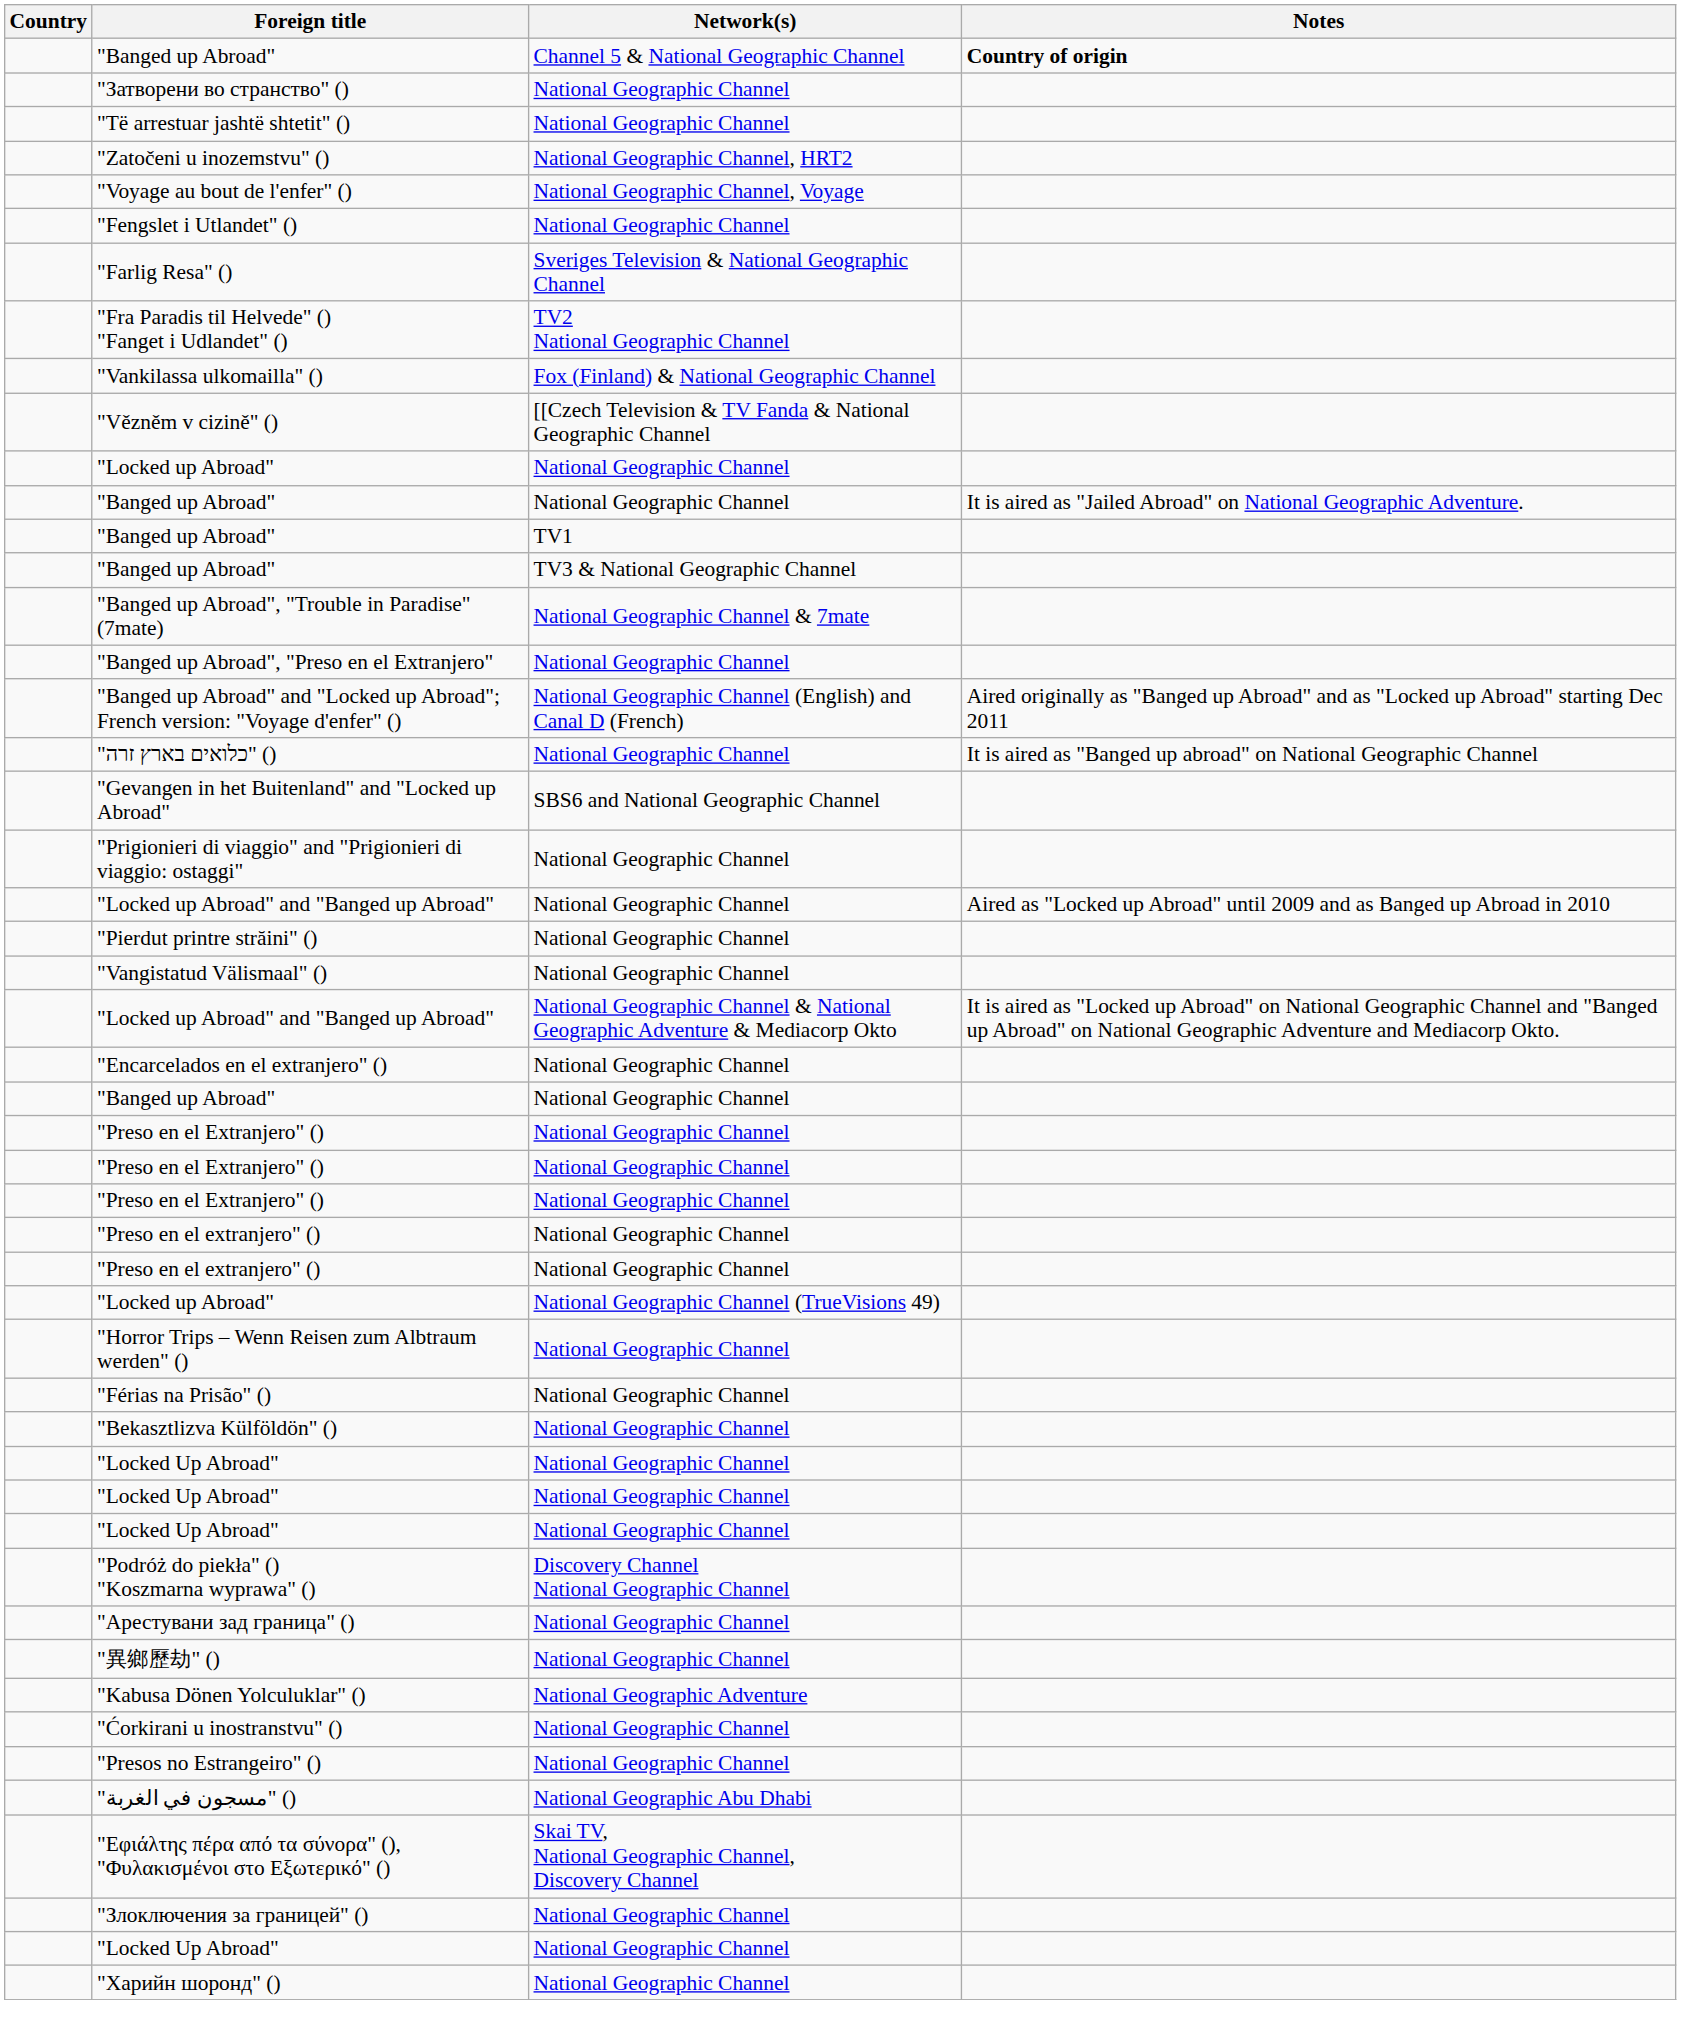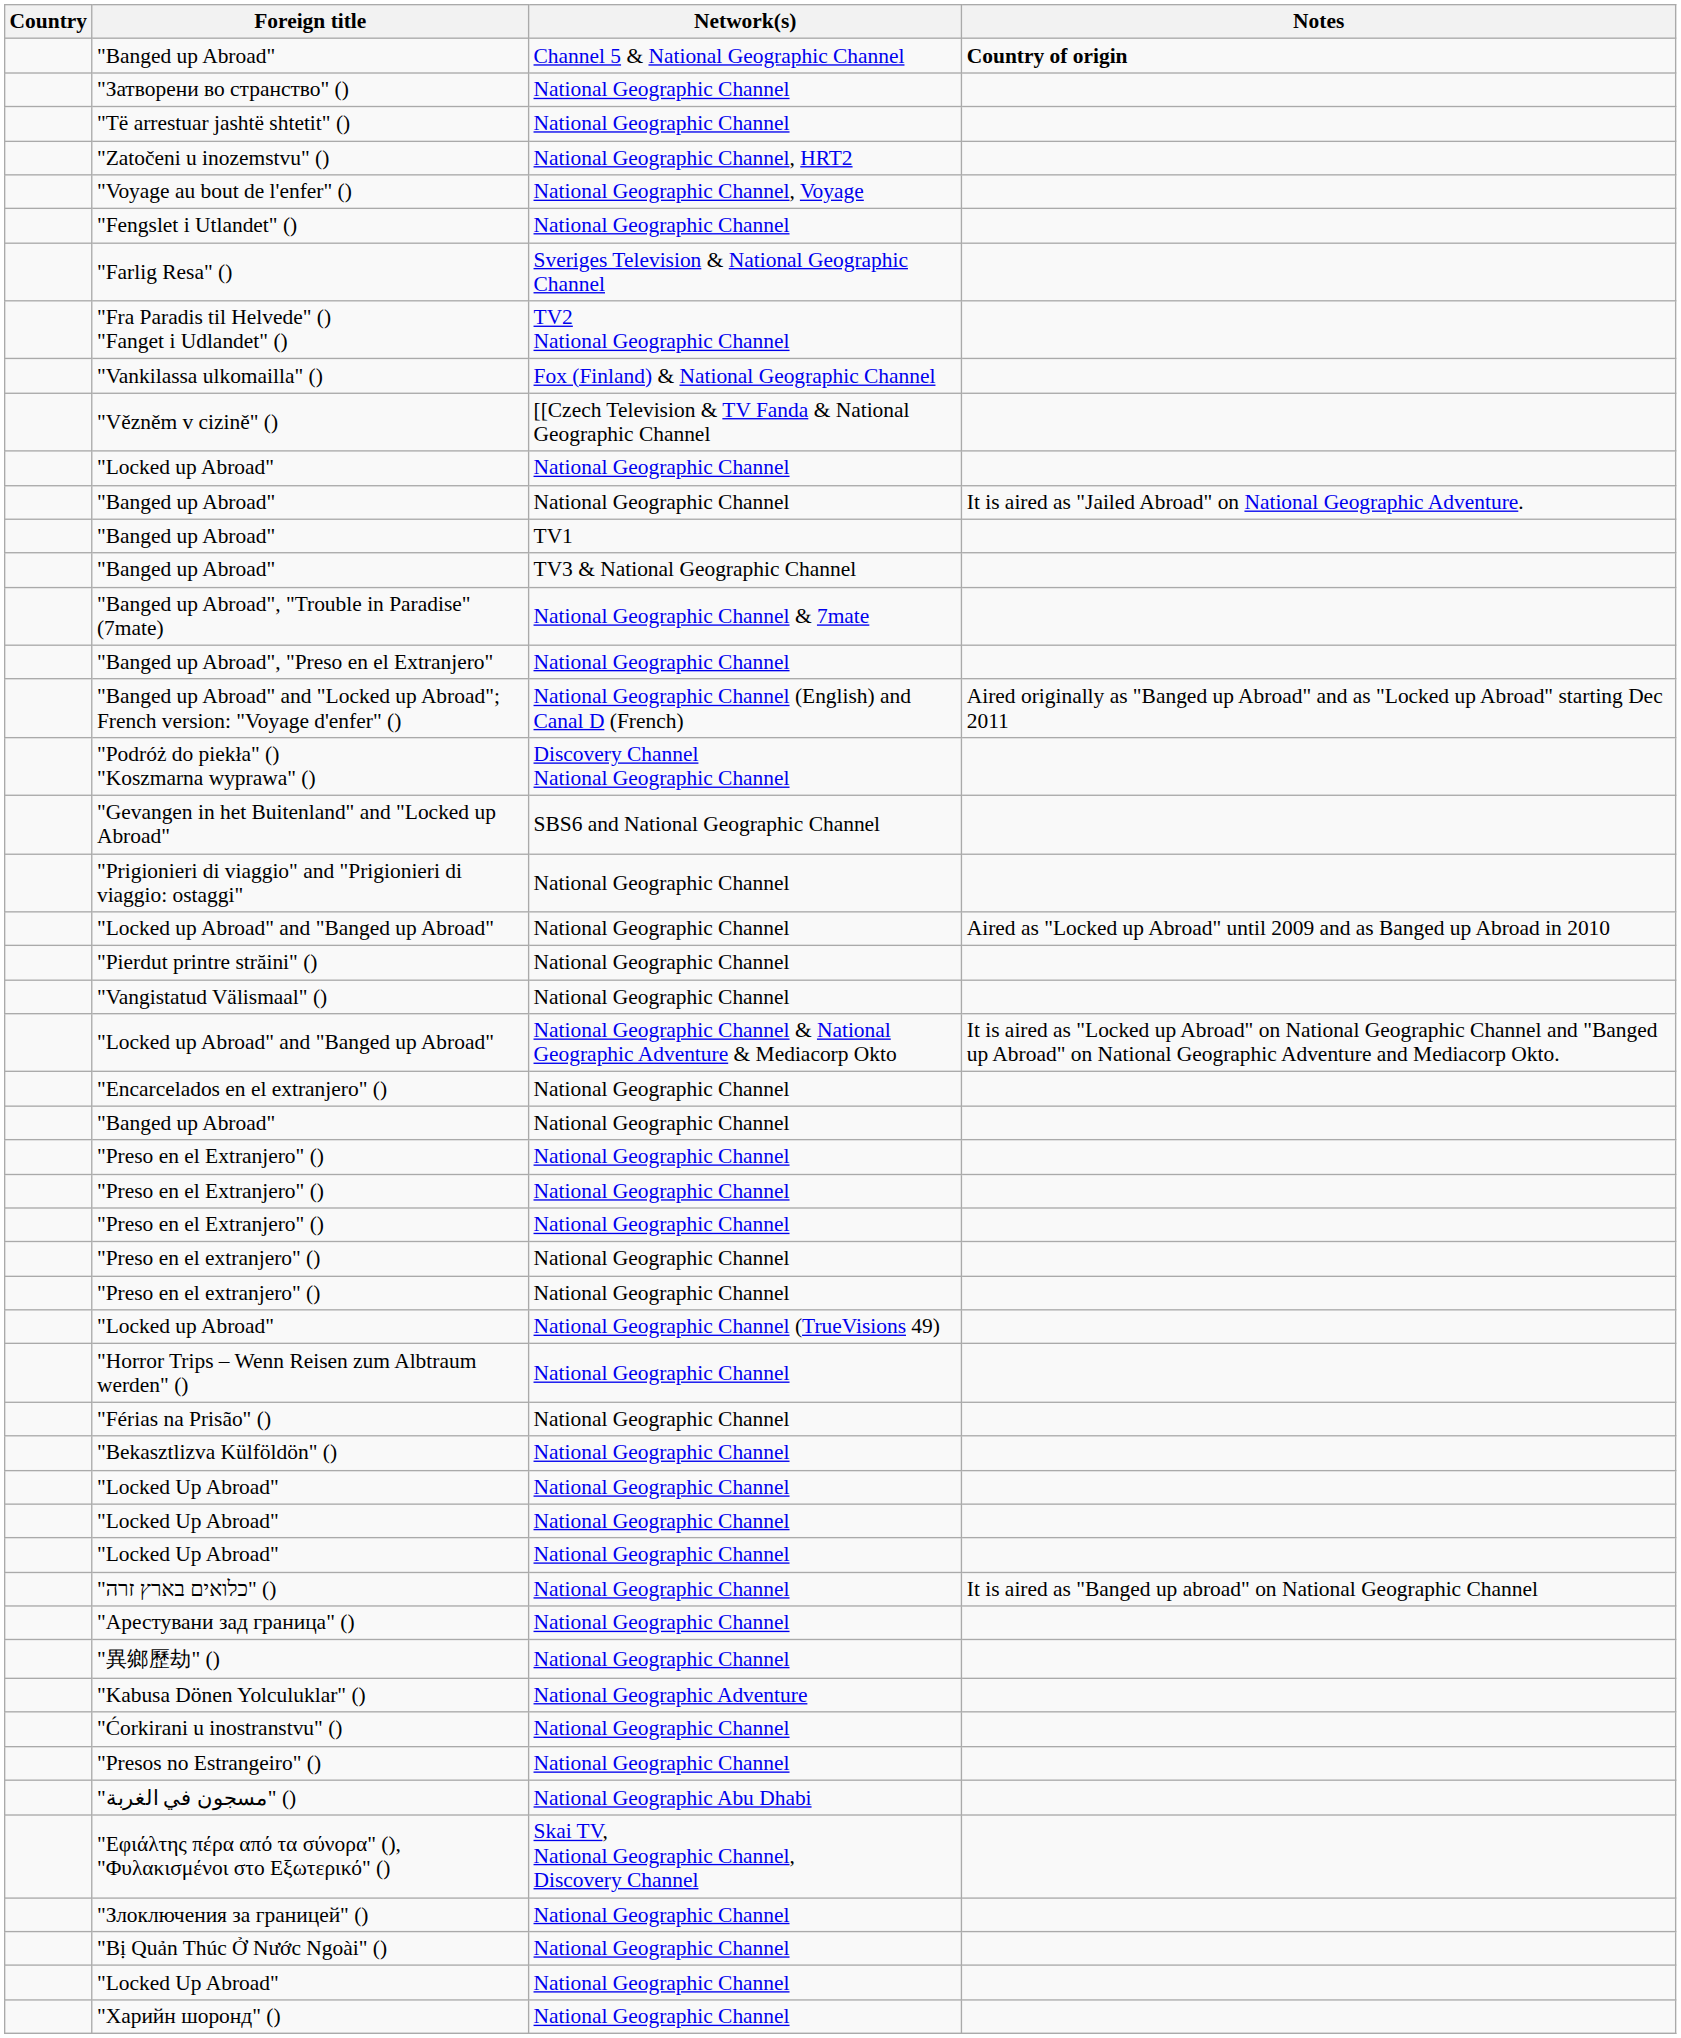rows swapped: (206, 1576) <-> (187, 754)
+ row: (242, 1948)
